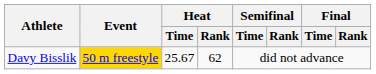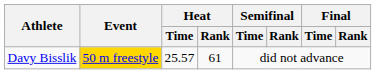(179, 58) 25.67 -> (179, 58) 25.57
(215, 58) 62 -> (215, 58) 61
